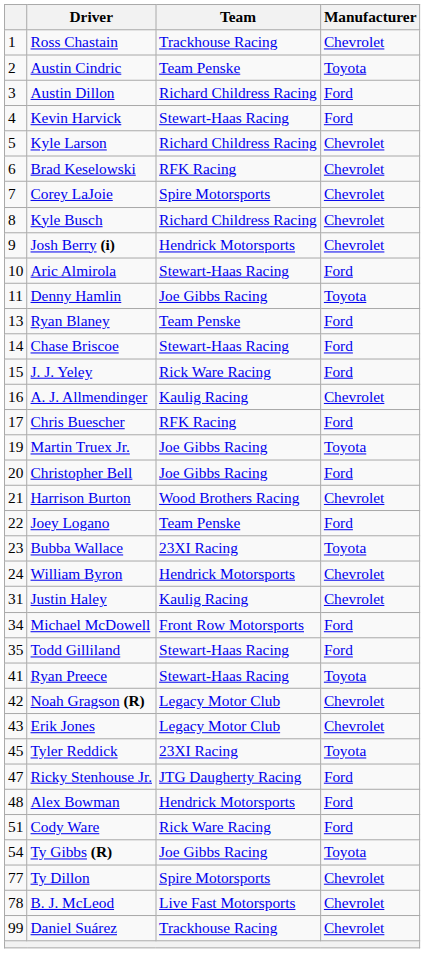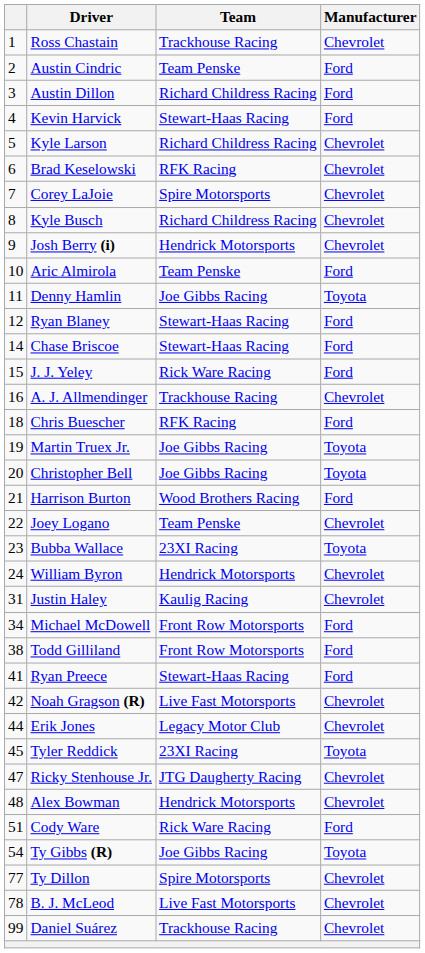(345, 67) Toyota -> (338, 67) Ford
(224, 270) Stewart-Haas Racing -> (200, 270) Team Penske
(16, 321) 13 -> (16, 321) 12
(200, 321) Team Penske -> (224, 321) Stewart-Haas Racing
(204, 397) Kaulig Racing -> (218, 397) Trackhouse Racing
(16, 422) 17 -> (16, 422) 18
(338, 472) Ford -> (345, 472) Toyota
(354, 498) Chevrolet -> (338, 498) Ford
(338, 523) Ford -> (354, 523) Chevrolet
(16, 650) 35 -> (16, 650) 38
(224, 650) Stewart-Haas Racing -> (232, 650) Front Row Motorsports
(345, 675) Toyota -> (338, 675) Ford
(220, 700) Legacy Motor Club -> (227, 700) Live Fast Motorsports
(16, 726) 43 -> (16, 726) 44
(338, 776) Ford -> (354, 776) Chevrolet
(338, 802) Ford -> (354, 802) Chevrolet
